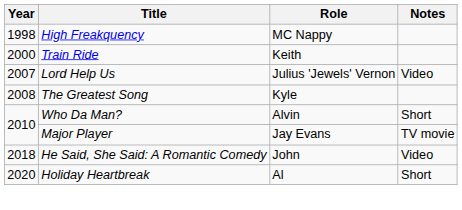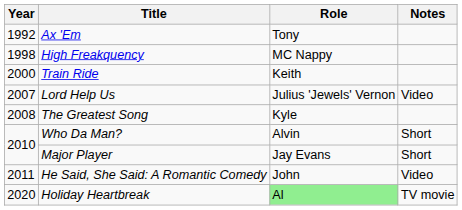+ row: (61, 34)
(428, 134) TV movie -> (416, 154) Short
(21, 154) 2018 -> (21, 174) 2011
(278, 174) no background -> (278, 194) lightgreen background
(416, 174) Short -> (428, 194) TV movie
